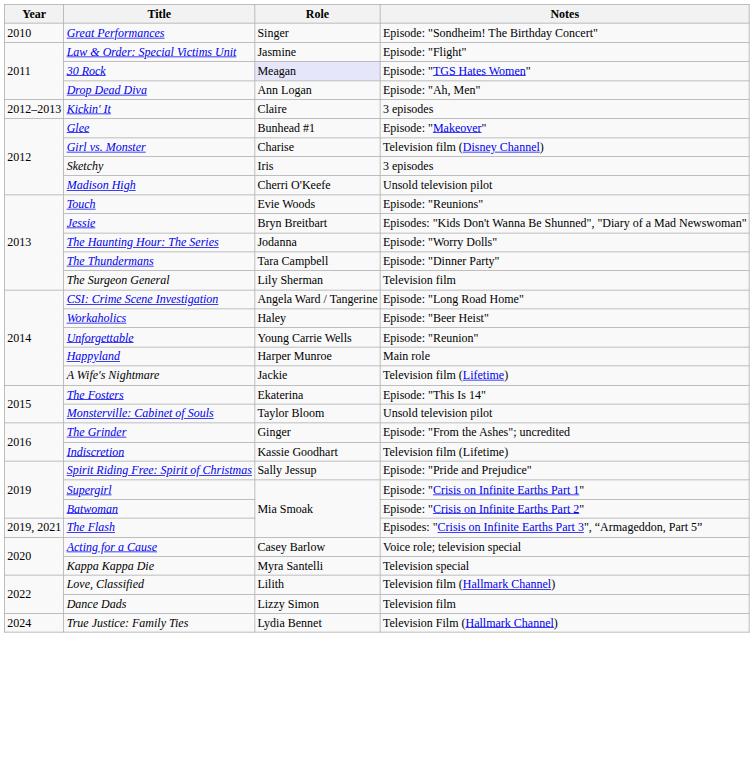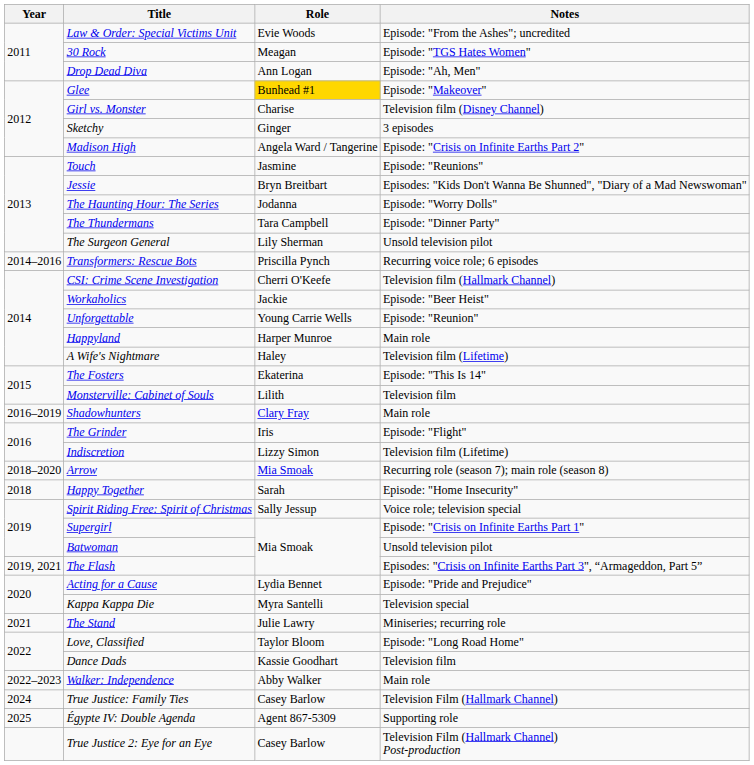- row: (116, 33)
(277, 52) Jasmine -> (286, 33) Evie Woods
(425, 52) Episode: "Flight" -> (477, 33) Episode: "From the Ashes"; uncredited
(277, 71) lavender background -> (277, 52) no background
- row: (89, 109)
(286, 128) no background -> (286, 90) gold background
(265, 166) Iris -> (274, 128) Ginger
(294, 185) Cherri O'Keefe -> (317, 147) Angela Ward / Tangerine
(438, 185) Unsold television pilot -> (484, 147) Episode: "Crisis on Infinite Earths Part 2"
(286, 204) Evie Woods -> (277, 166) Jasmine
(419, 280) Television film -> (438, 242) Unsold television pilot
+ row: (132, 261)
(317, 299) Angela Ward / Tangerine -> (294, 280) Cherri O'Keefe
(453, 299) Episode: "Long Road Home" -> (469, 280) Television film (Hallmark Channel)
(272, 318) Haley -> (272, 299) Jackie
(272, 375) Jackie -> (272, 356) Haley
(291, 413) Taylor Bloom -> (271, 394) Lilith
(438, 413) Unsold television pilot -> (419, 394) Television film
+ row: (104, 413)
(274, 432) Ginger -> (265, 432) Iris
(477, 432) Episode: "From the Ashes"; uncredited -> (425, 432) Episode: "Flight"
(298, 451) Kassie Goodhart -> (288, 451) Lizzy Simon
+ row: (82, 470)
+ row: (105, 489)
(457, 470) Episode: "Pride and Prejudice" -> (452, 508) Voice role; television special
(484, 508) Episode: "Crisis on Infinite Earths Part 2" -> (438, 546) Unsold television pilot
(291, 546) Casey Barlow -> (290, 584) Lydia Bennet
(452, 546) Voice role; television special -> (457, 584) Episode: "Pride and Prejudice"
+ row: (91, 623)
(271, 584) Lilith -> (291, 642) Taylor Bloom
(469, 584) Television film (Hallmark Channel) -> (453, 642) Episode: "Long Road Home"
(288, 603) Lizzy Simon -> (298, 661) Kassie Goodhart
+ row: (120, 680)
(290, 623) Lydia Bennet -> (291, 699) Casey Barlow
+ row: (131, 718)
+ row: (139, 743)
